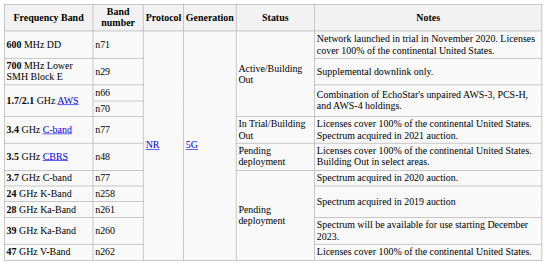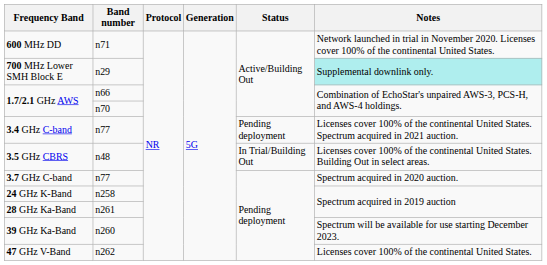(375, 71) no background -> (375, 71) paleturquoise background
(272, 130) In Trial/Building Out -> (262, 130) Pending deployment
(262, 156) Pending deployment -> (272, 156) In Trial/Building Out
